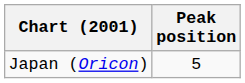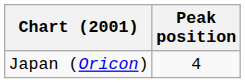(196, 65) 5 -> (196, 65) 4
